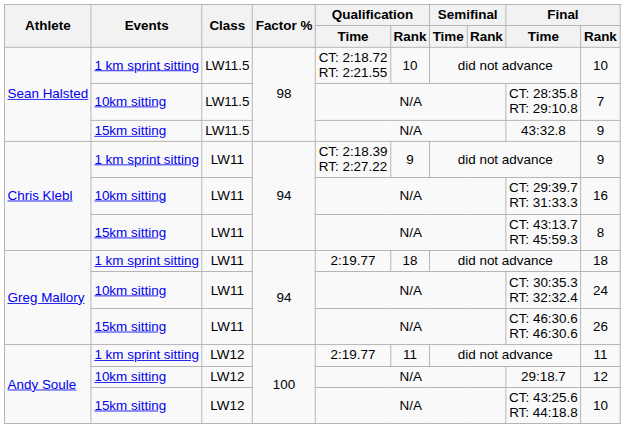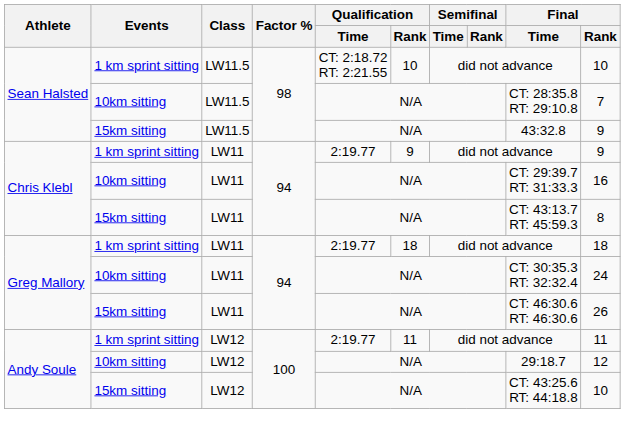(353, 159) CT: 2:18.39 RT: 2:27.22 -> (353, 151) 2:19.77
